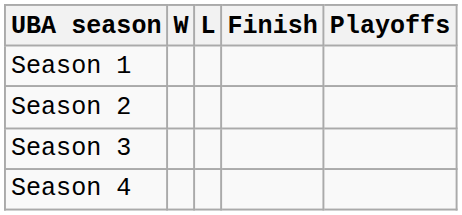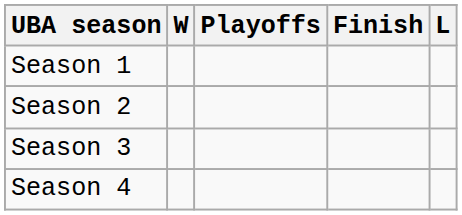columns swapped: (208, 25) <-> (390, 25)
